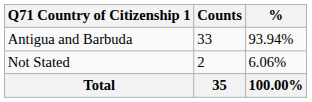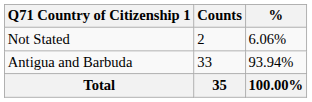rows swapped: (70, 39) <-> (39, 62)
